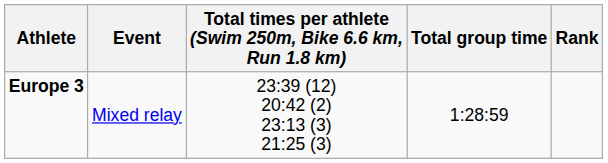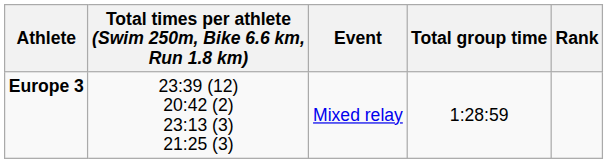columns swapped: (137, 38) <-> (296, 38)
